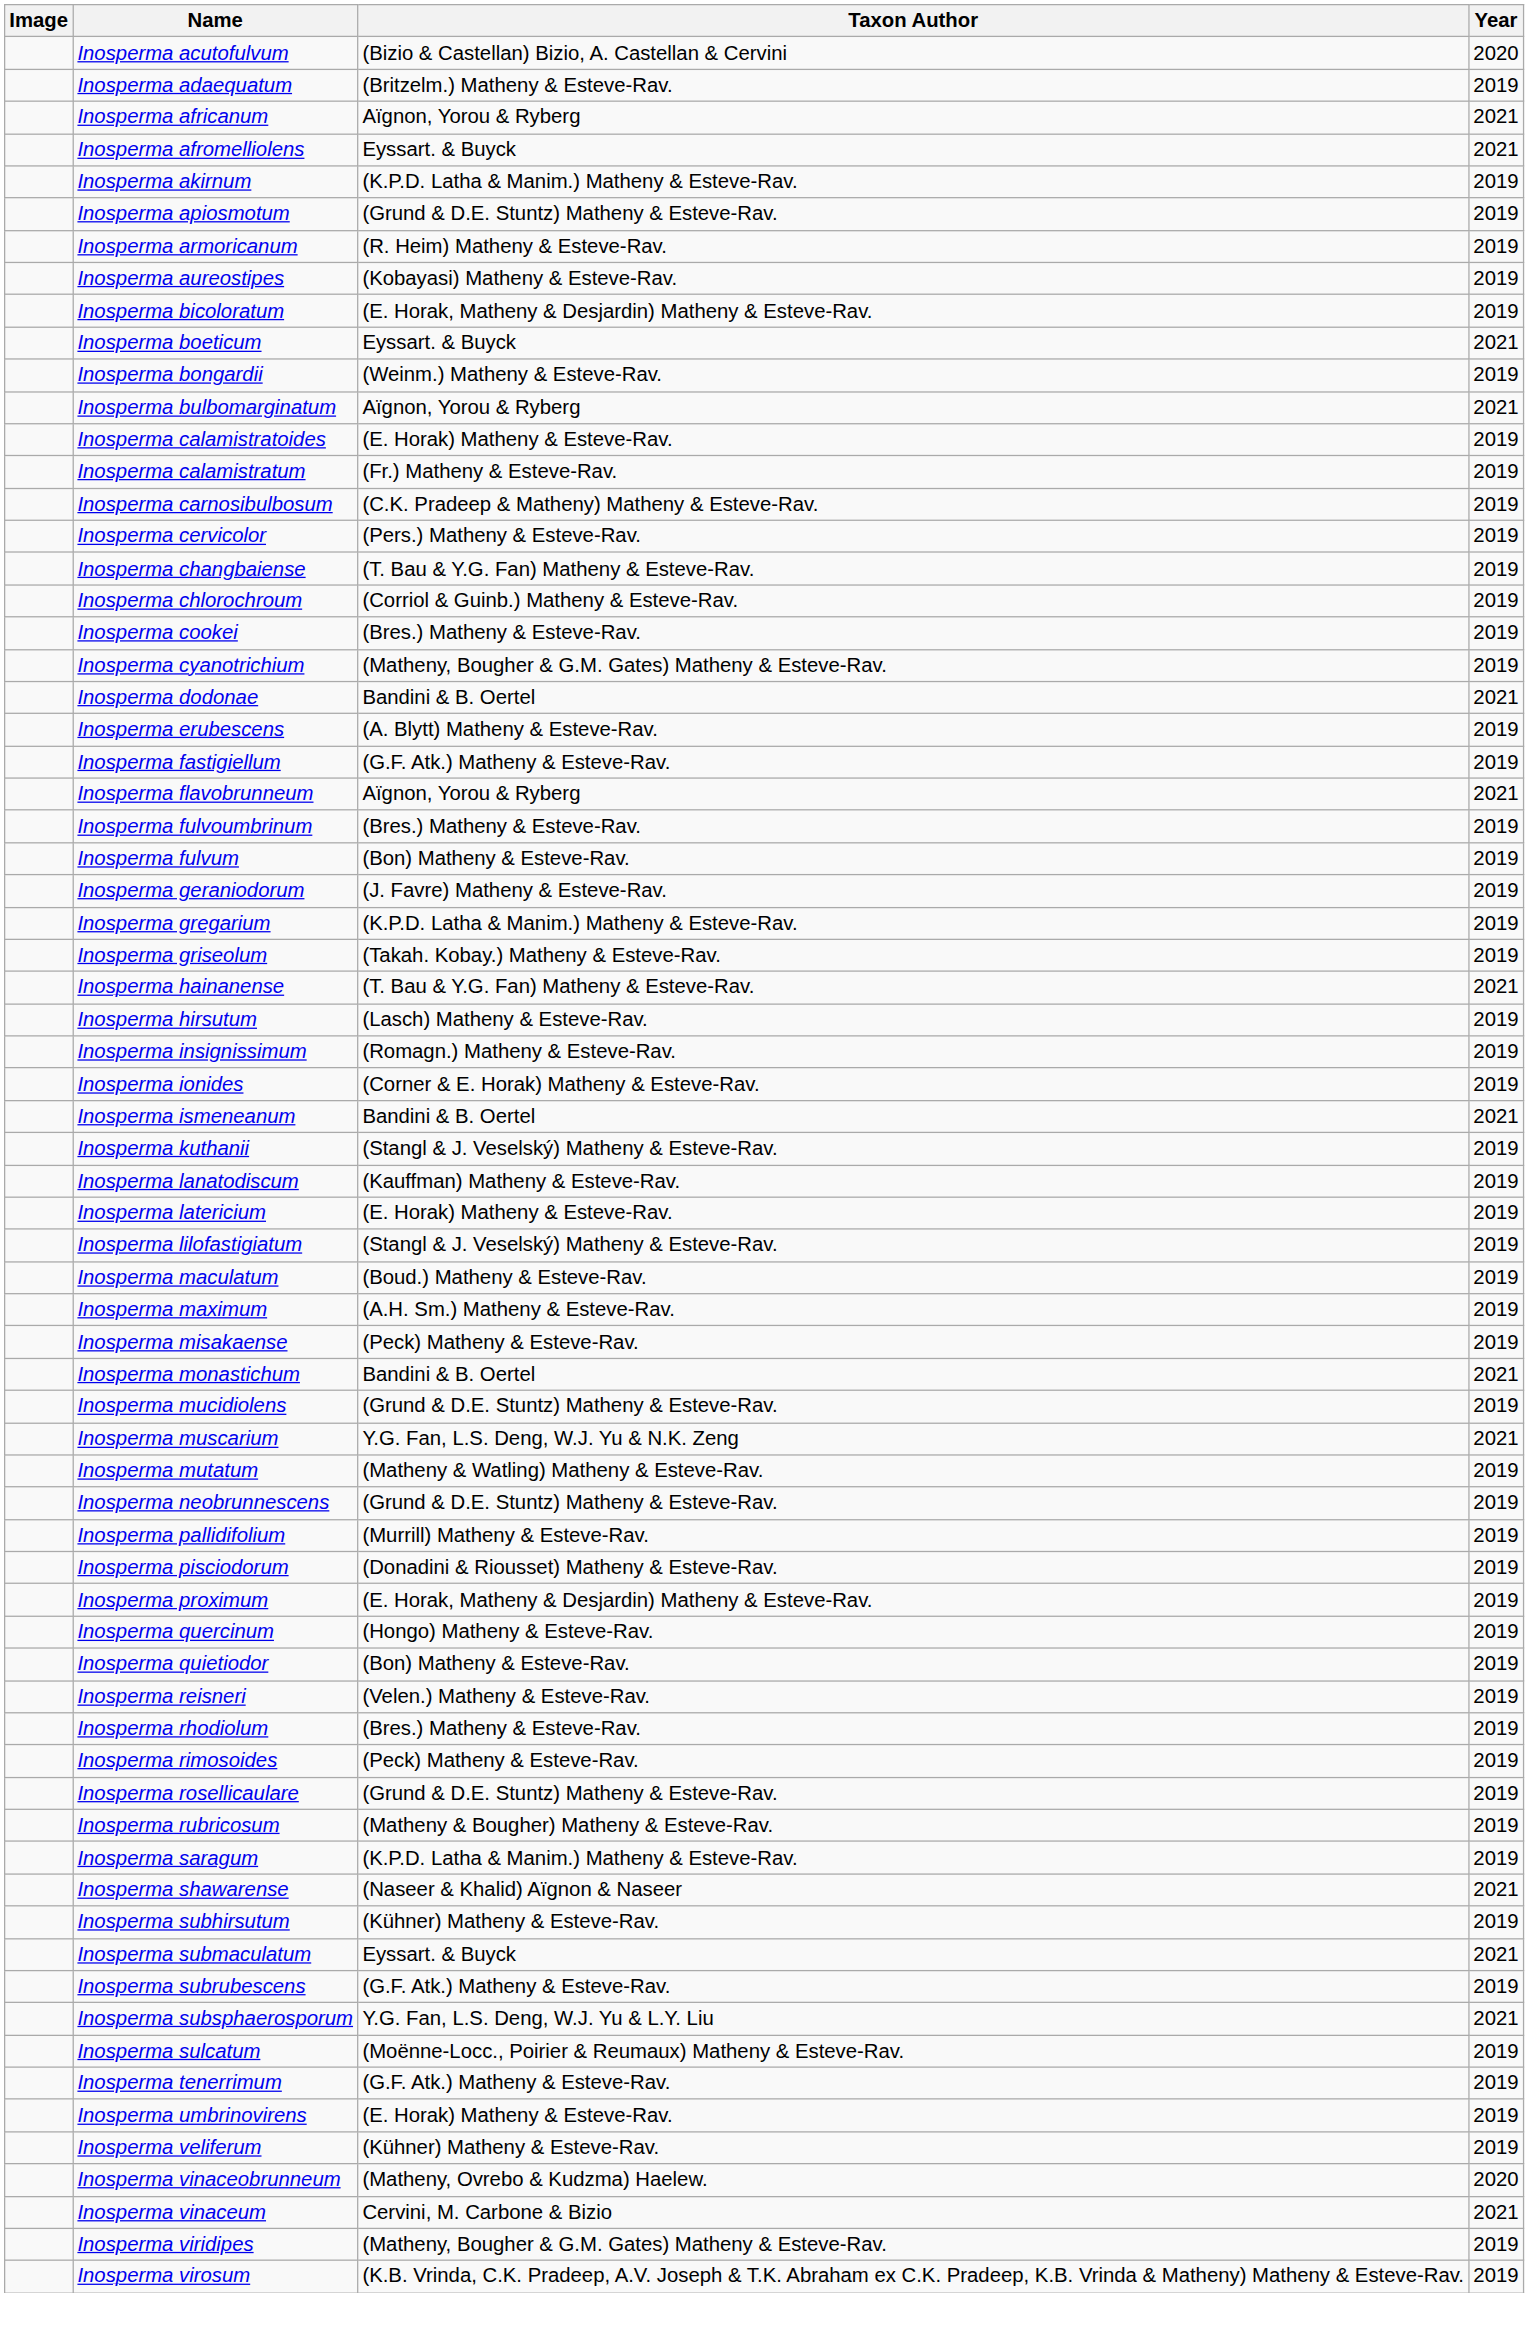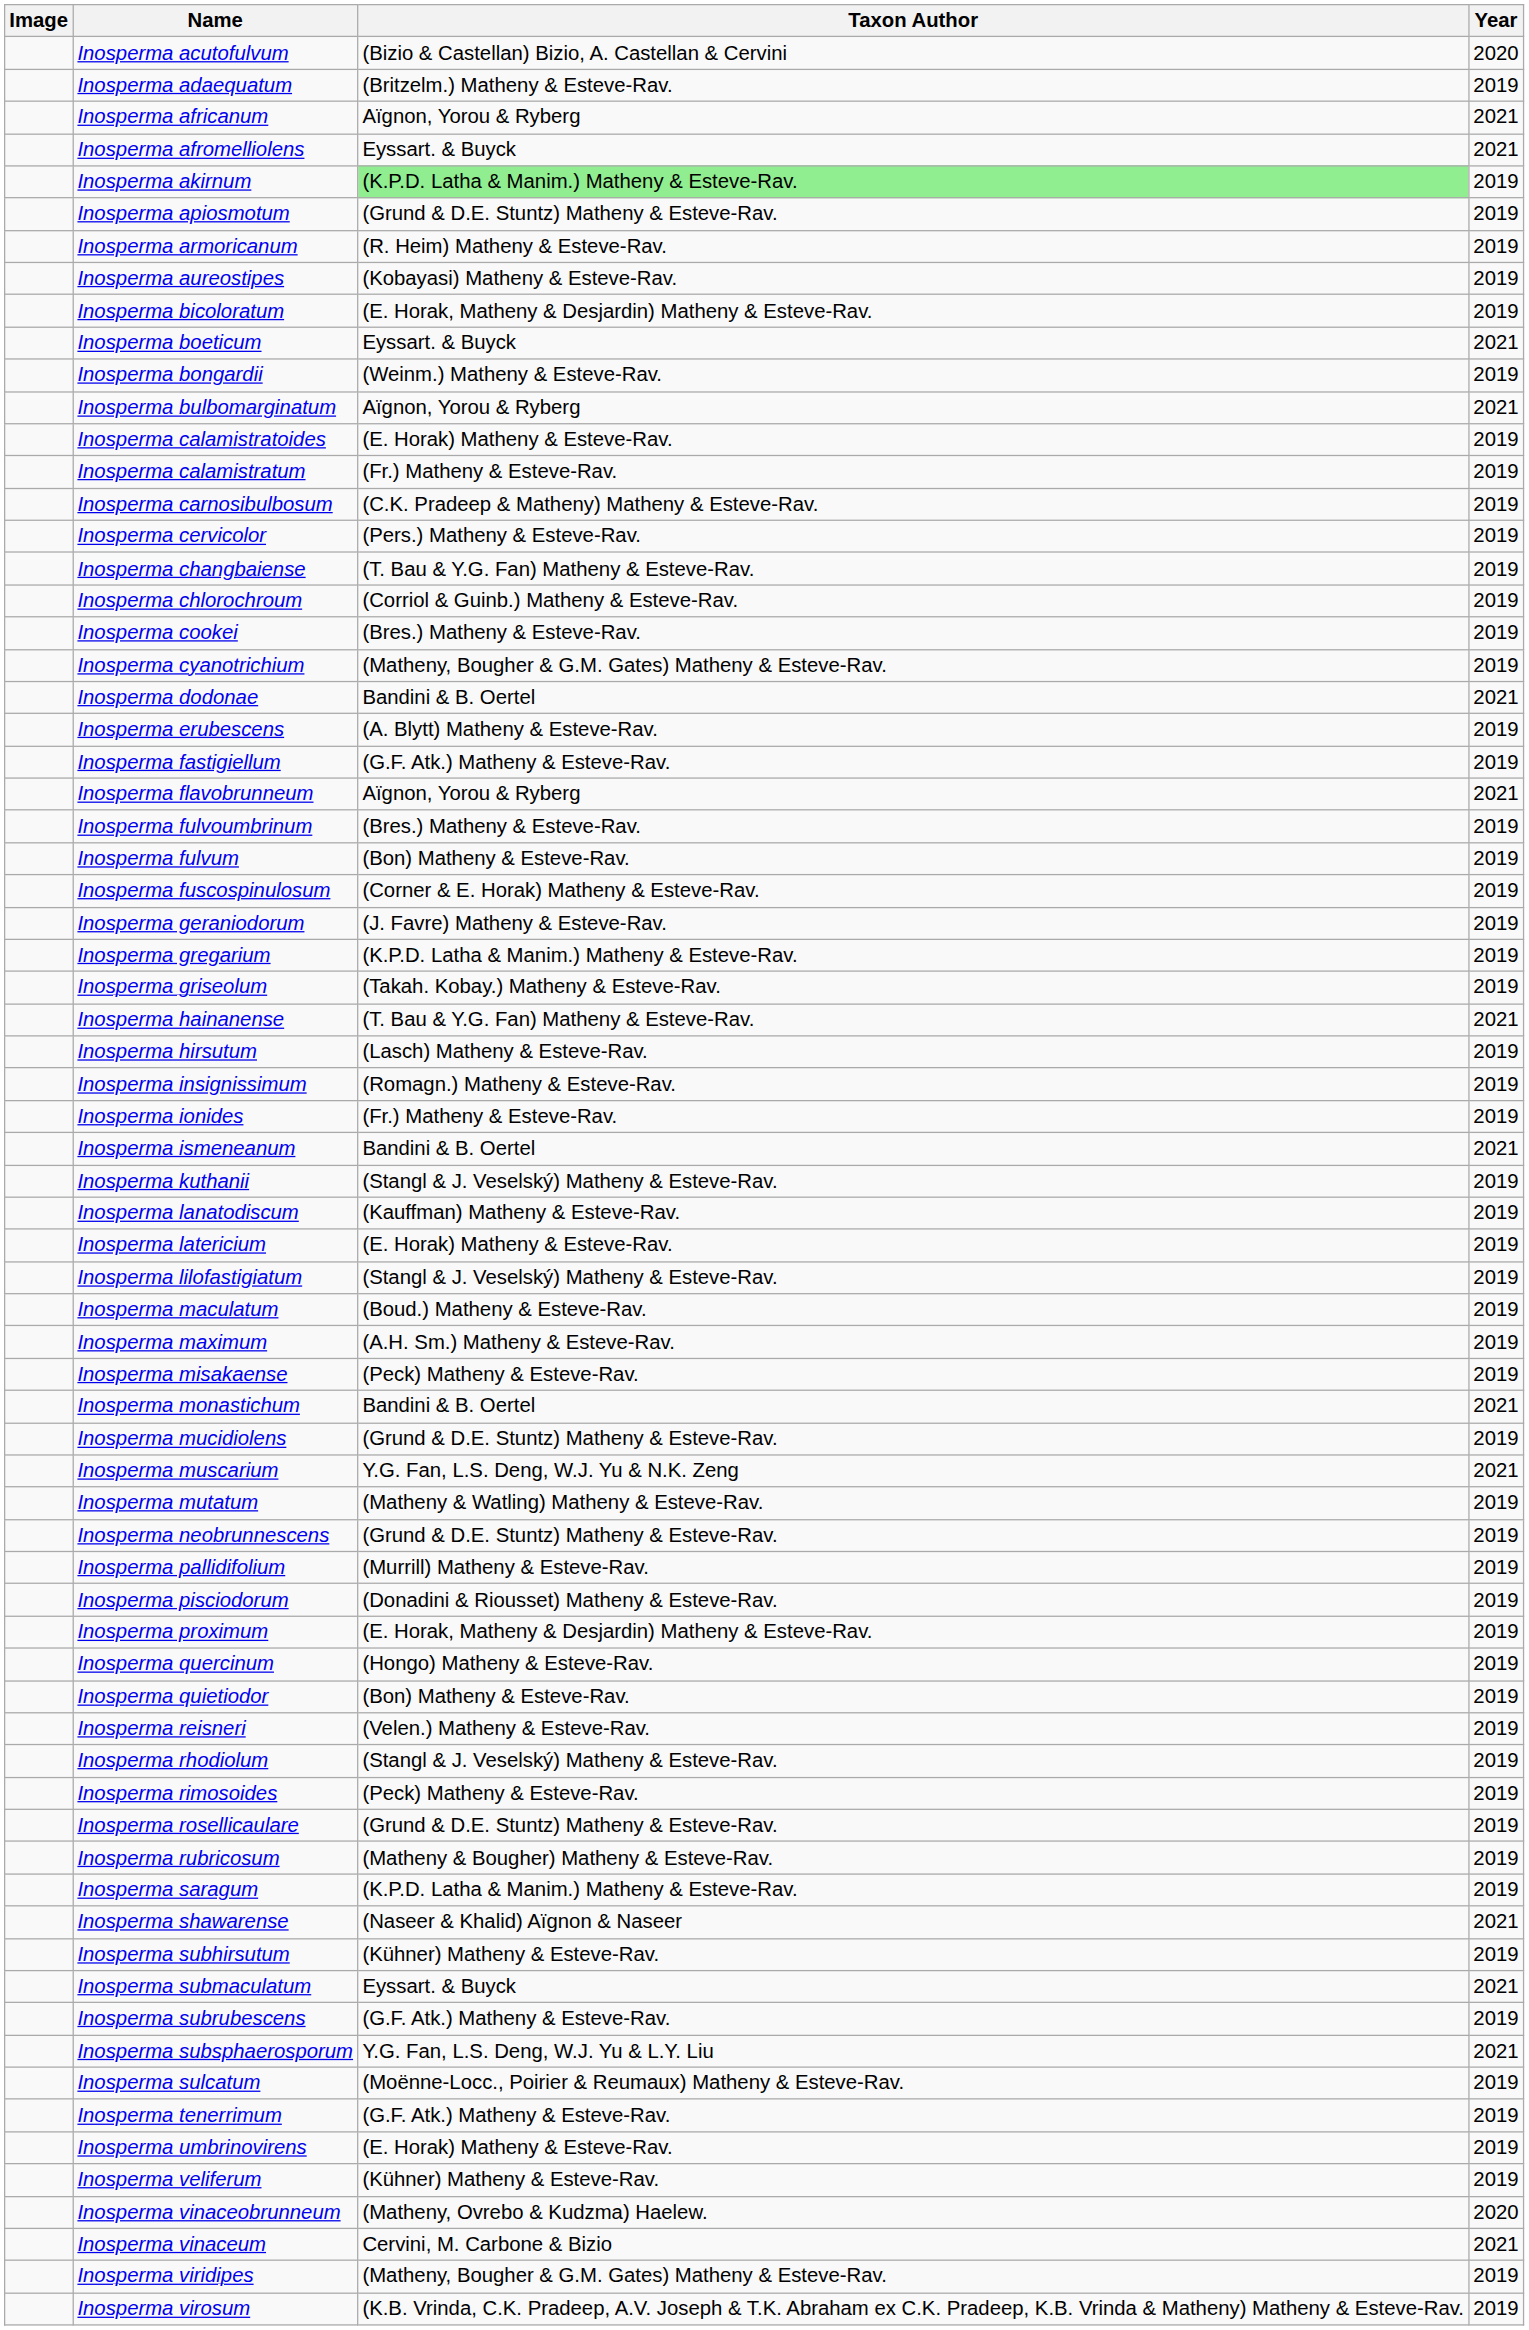(580, 181) no background -> (580, 181) lightgreen background
+ row: (204, 890)
(561, 1084) (Corner & E. Horak) Matheny & Esteve-Rav. -> (490, 1116) (Fr.) Matheny & Esteve-Rav.
(502, 1728) (Bres.) Matheny & Esteve-Rav. -> (570, 1760) (Stangl & J. Veselský) Matheny & Esteve-Rav.
